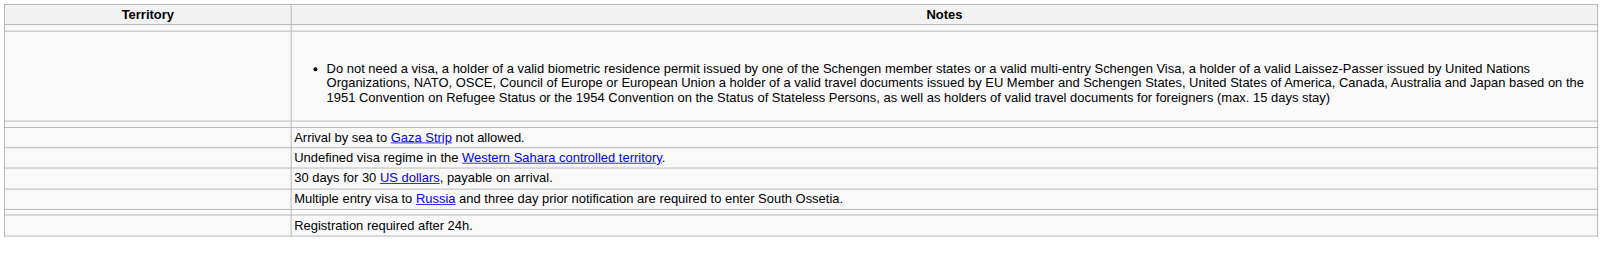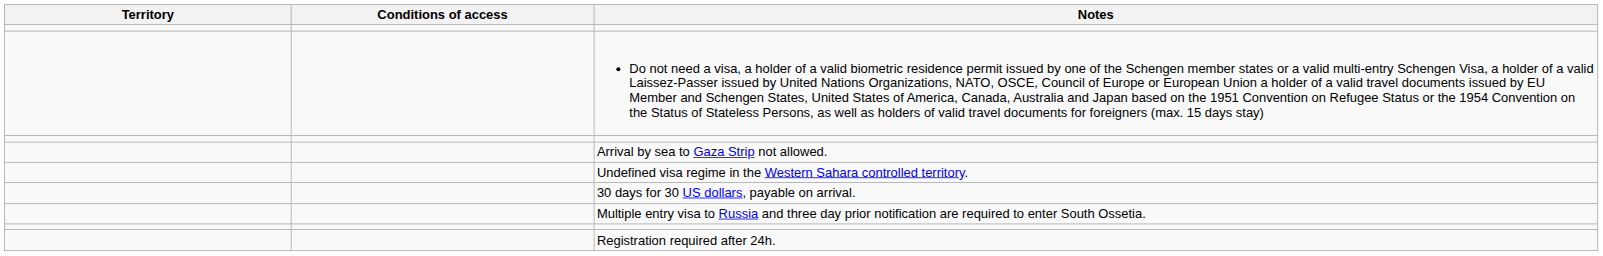+ column: (443, 14)
